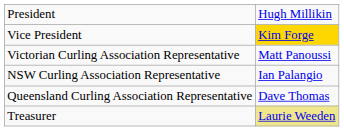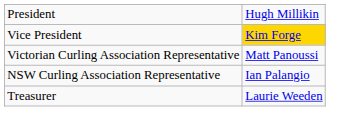- row: (130, 95)
(297, 116) khaki background -> (284, 95) no background
